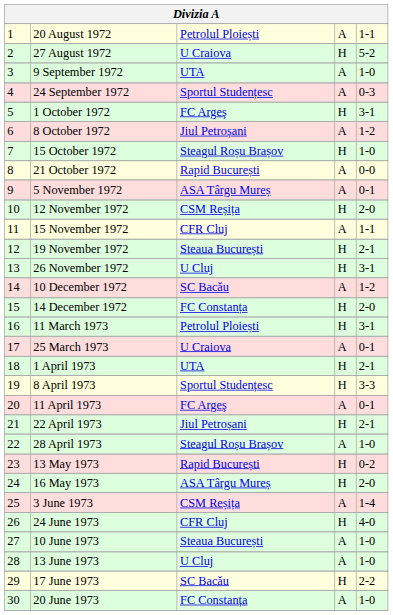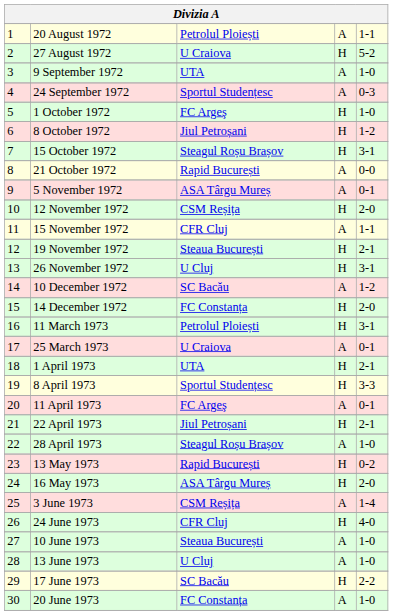(367, 111) 3-1 -> (367, 111) 1-0
(342, 131) A -> (342, 131) H
(367, 151) 1-0 -> (367, 151) 3-1
